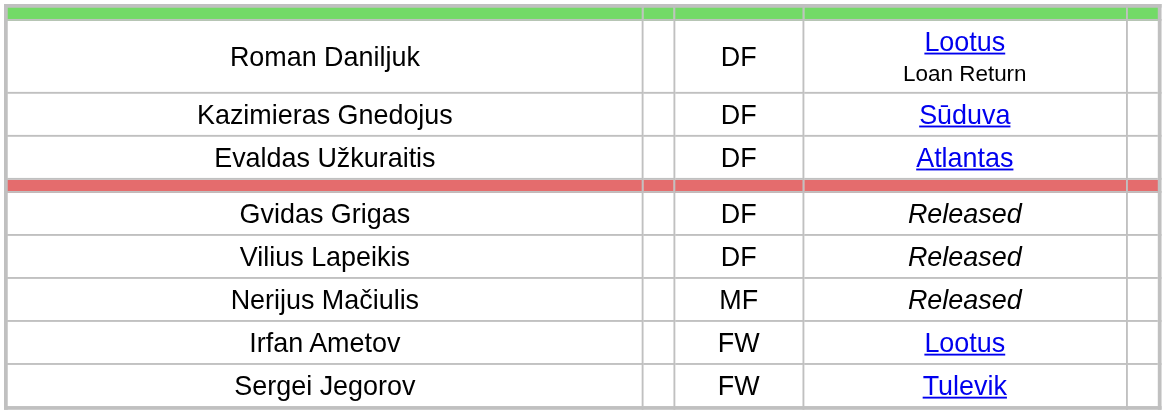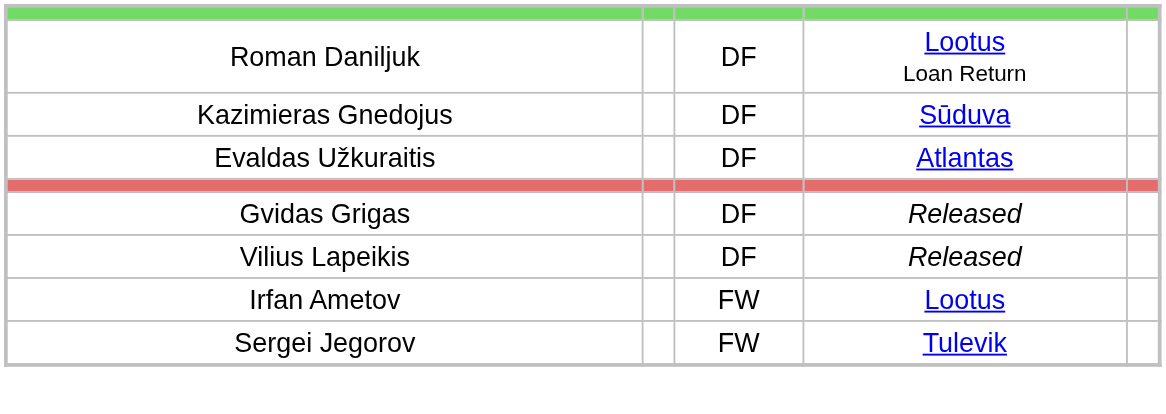- row: (325, 299)
